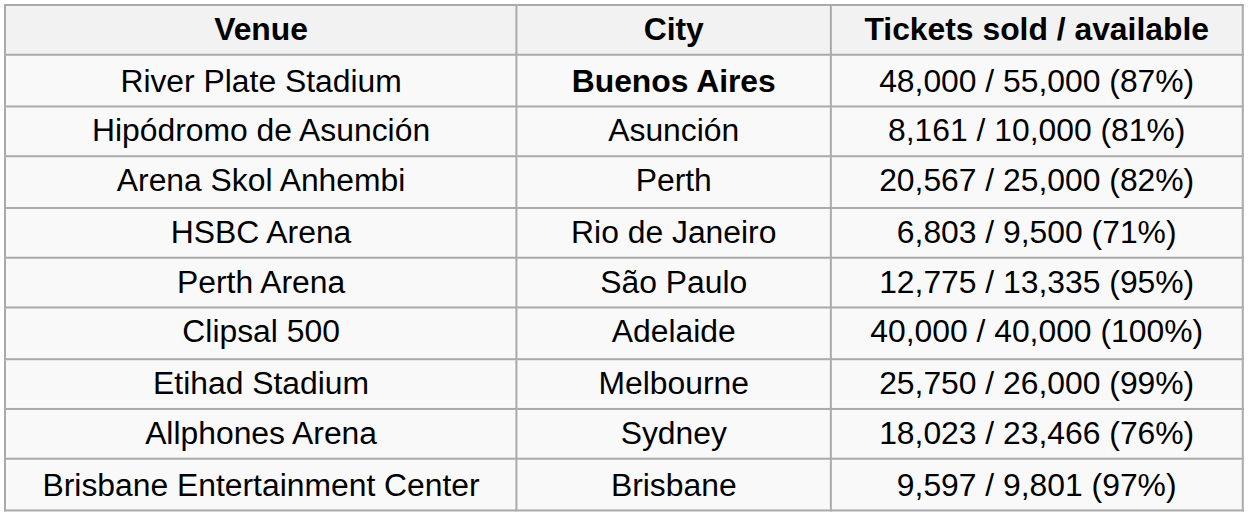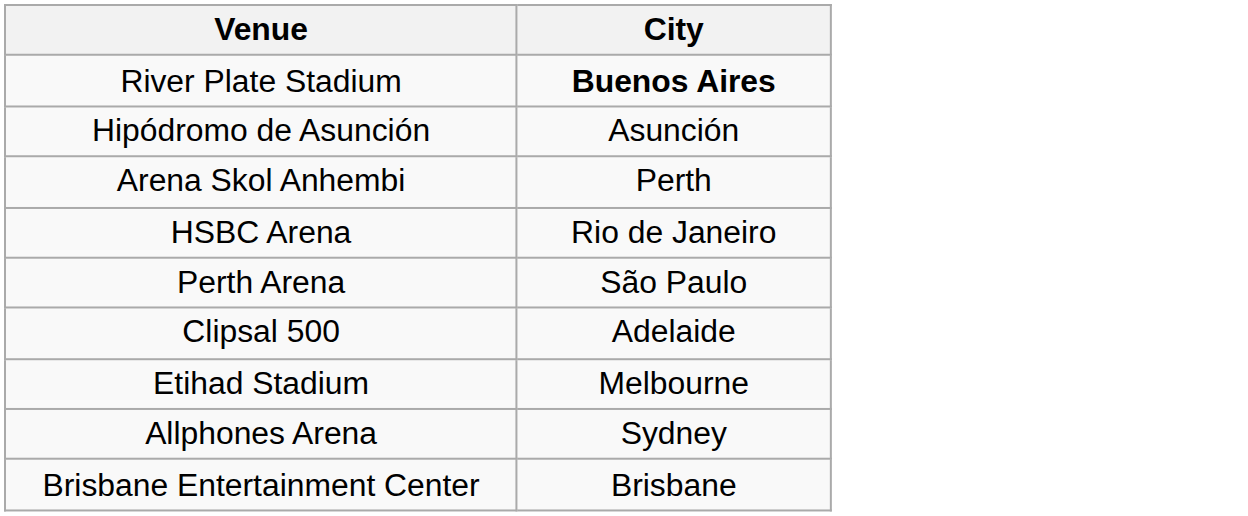- column: (1037, 29)
